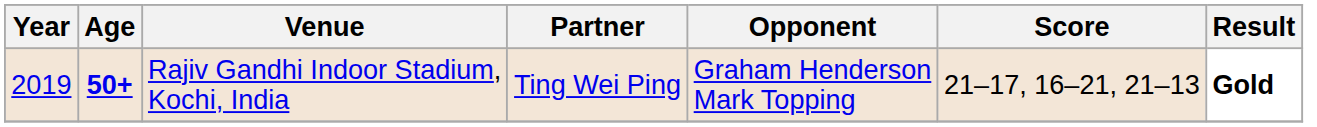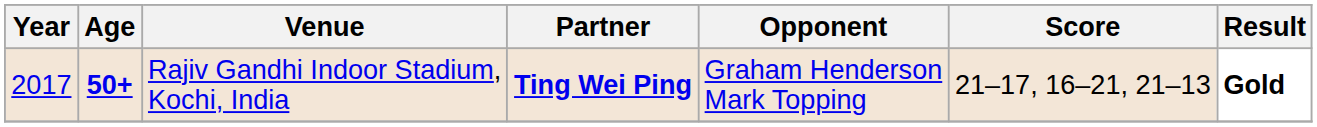(41, 85) 2019 -> (41, 85) 2017
(598, 85) normal -> (603, 85) bold
